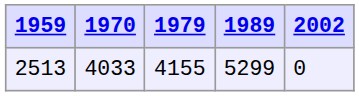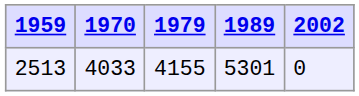(249, 69) 5299 -> (249, 69) 5301
